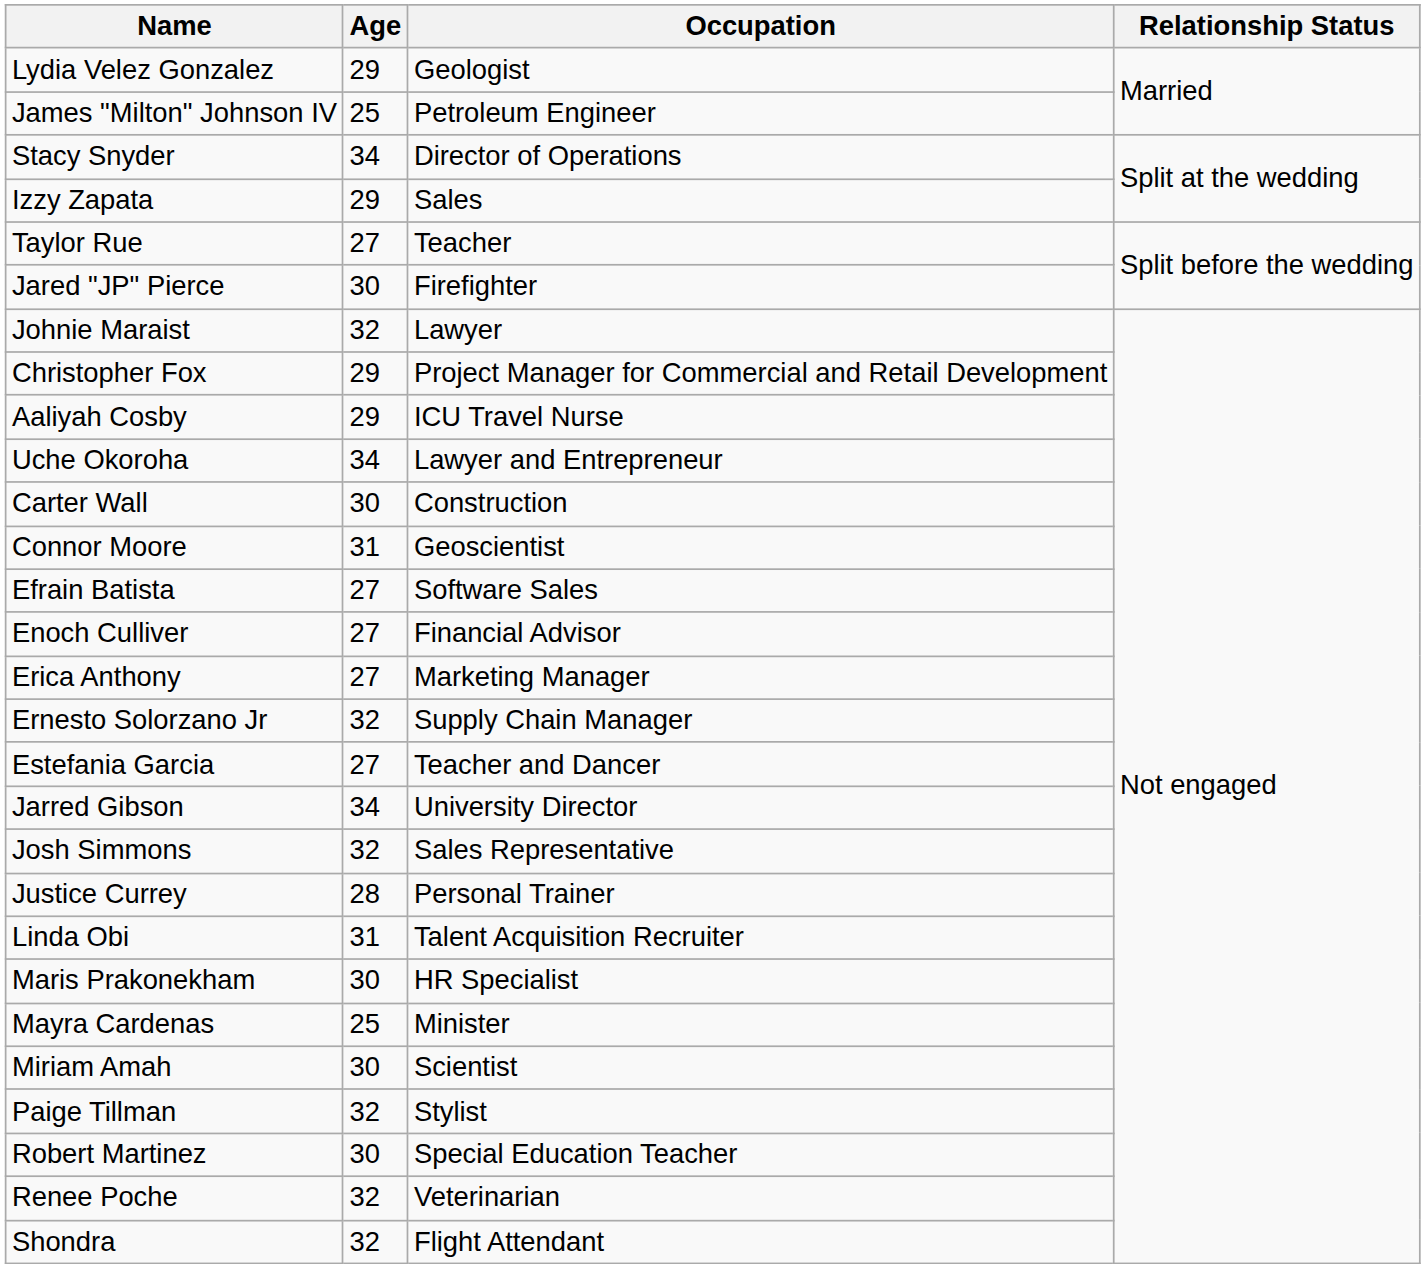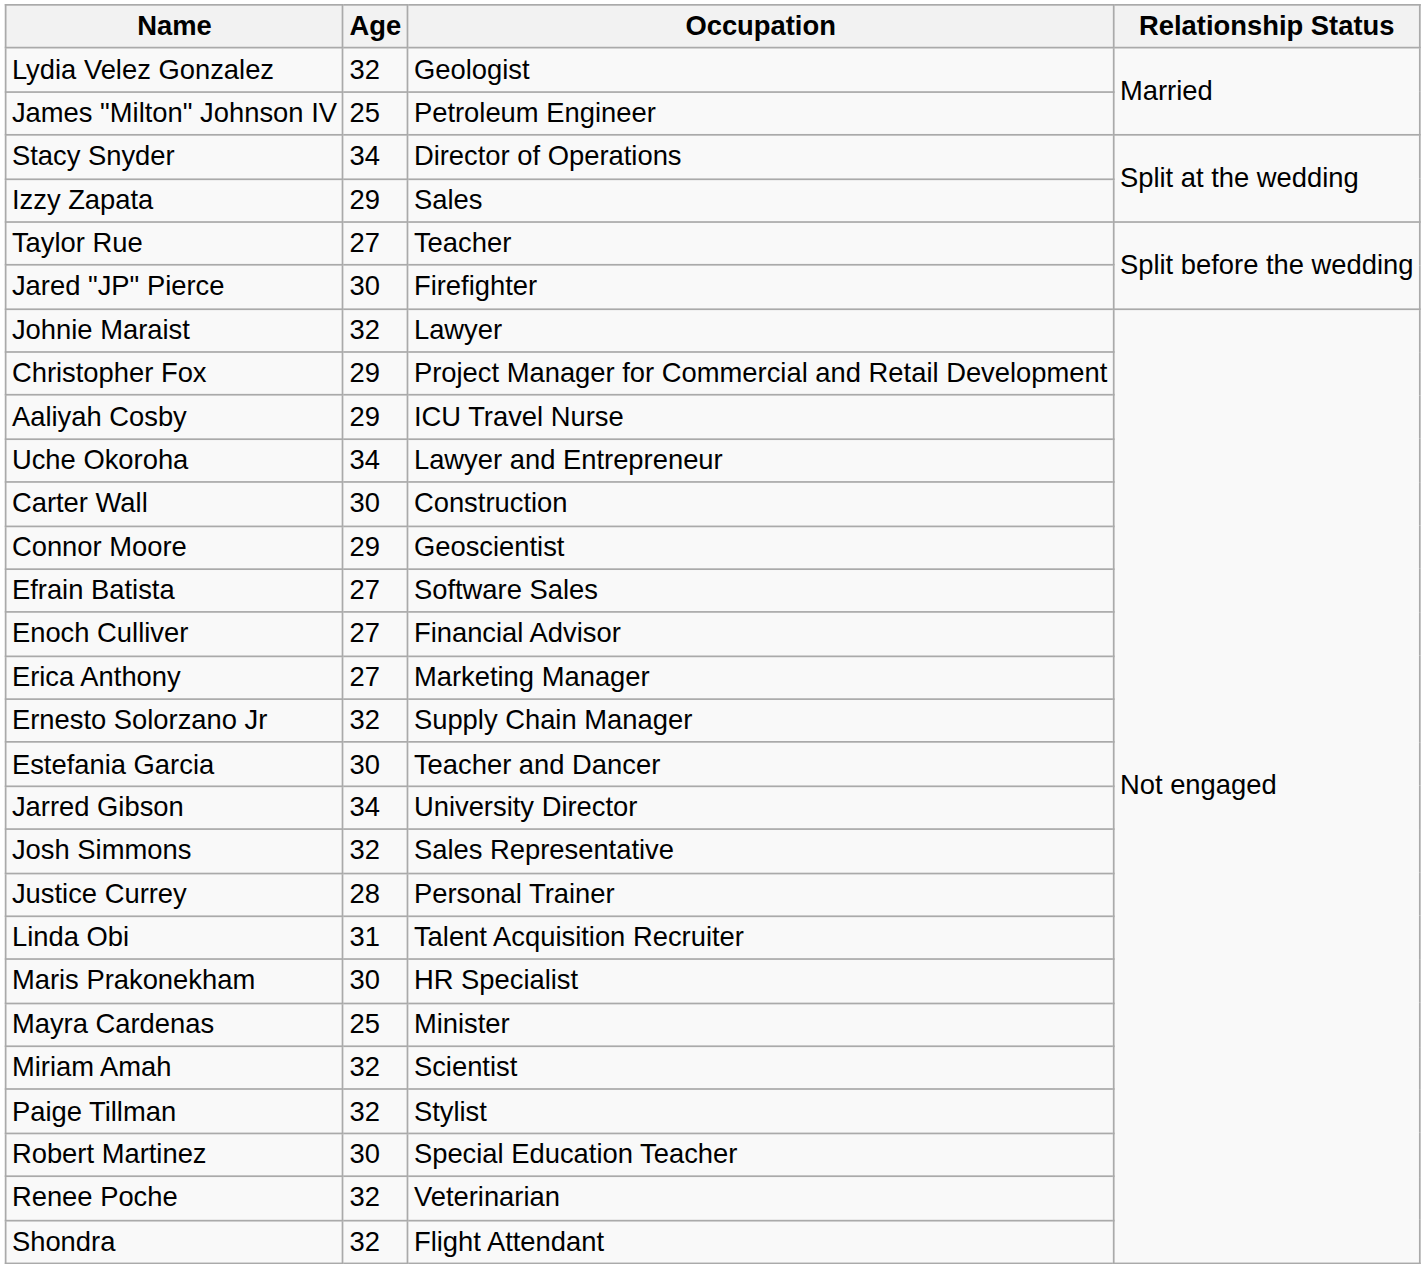(365, 69) 29 -> (365, 69) 32
(365, 546) 31 -> (365, 546) 29
(365, 763) 27 -> (365, 763) 30
(365, 1067) 30 -> (365, 1067) 32
